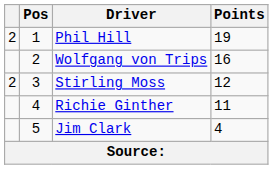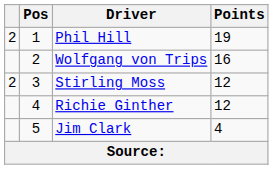(223, 107) 11 -> (223, 107) 12
